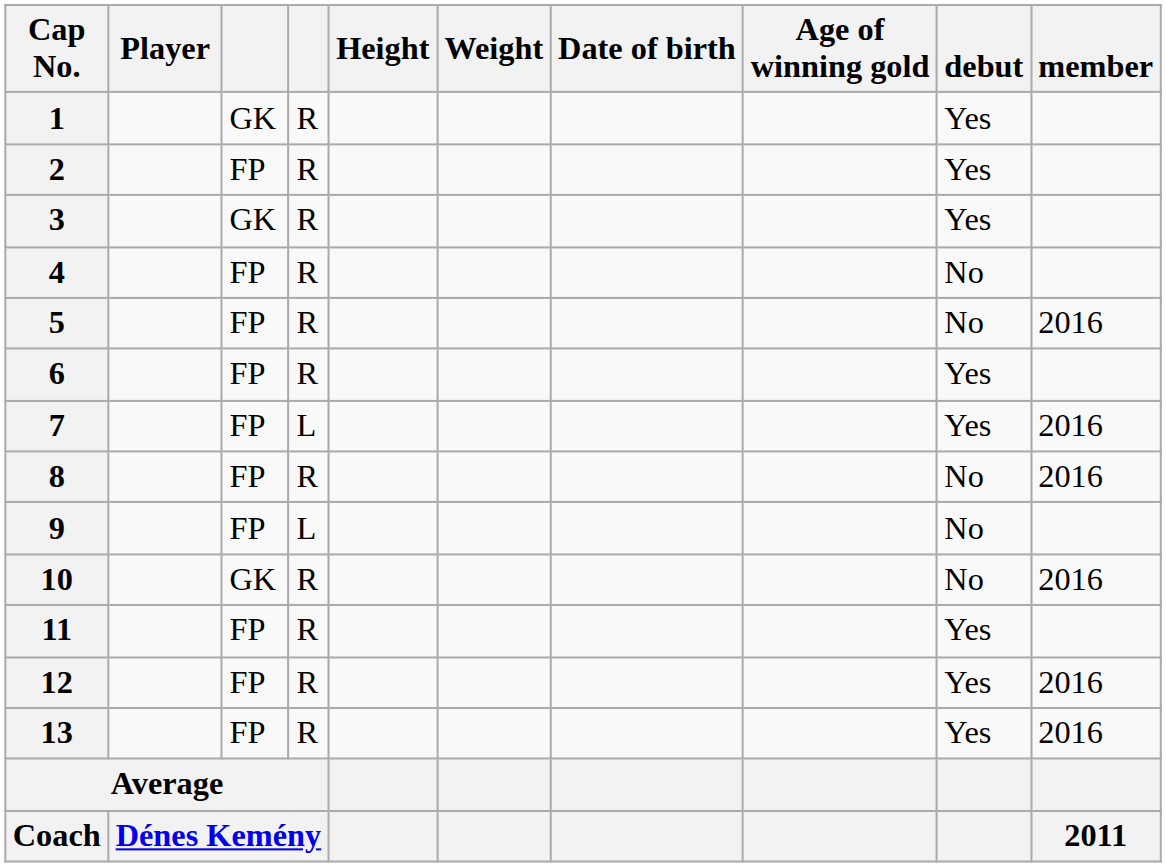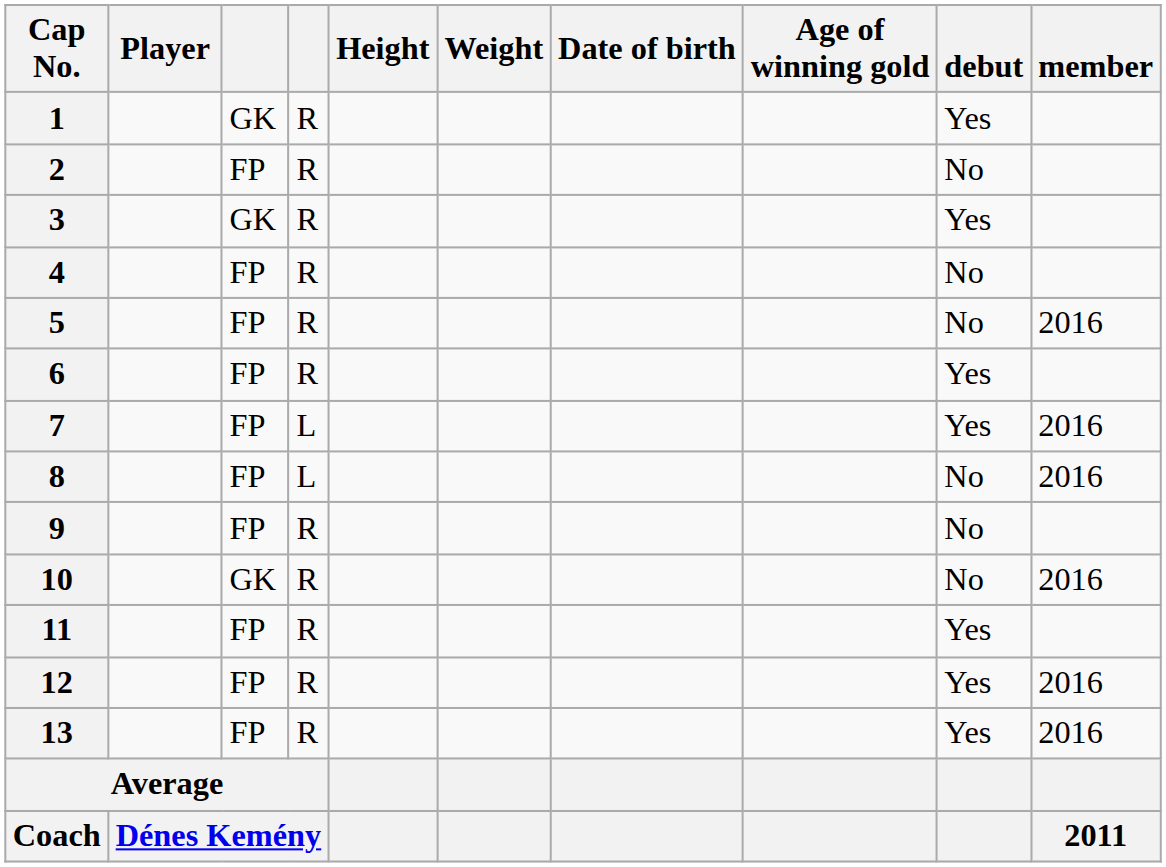(968, 169) Yes -> (964, 169) No
(307, 476) R -> (306, 476) L
(306, 527) L -> (307, 527) R
